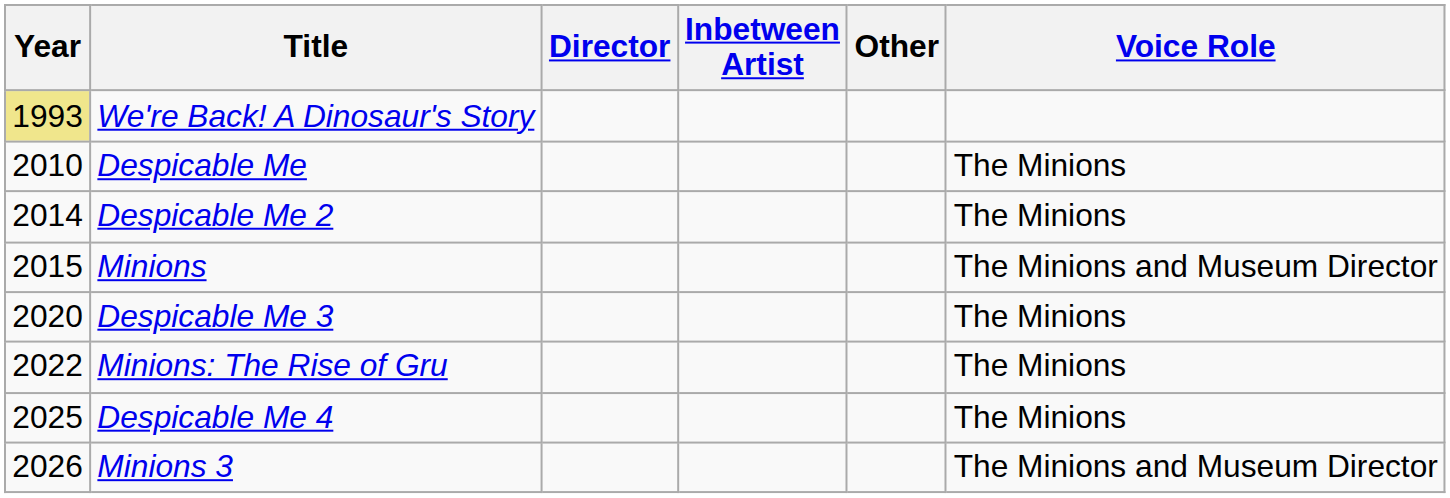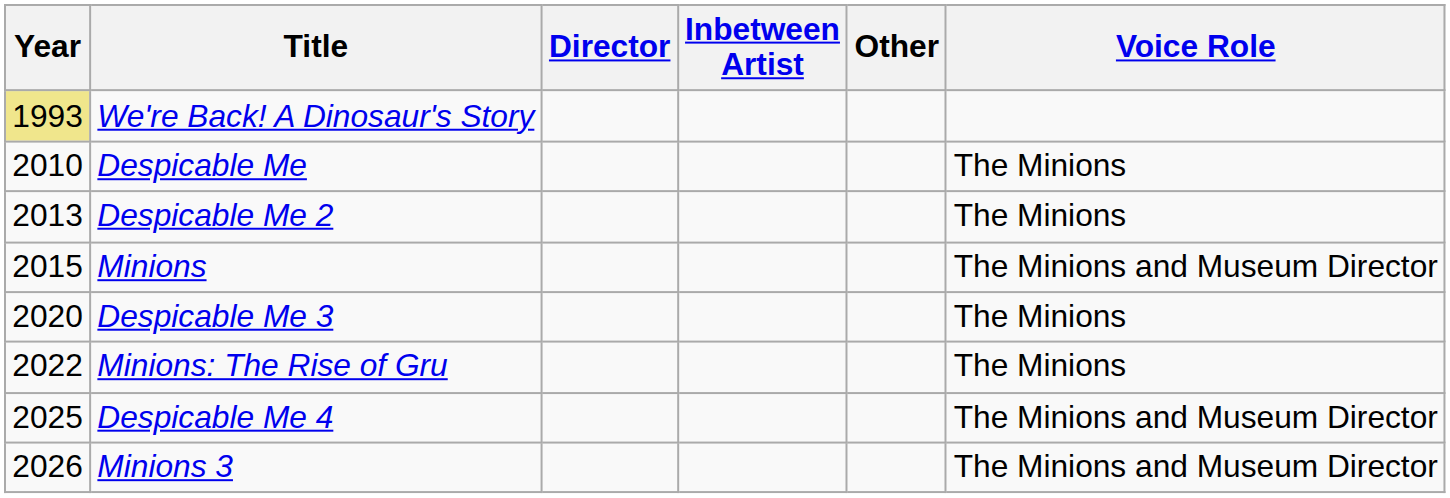(48, 215) 2014 -> (48, 215) 2013
(1040, 416) The Minions -> (1196, 416) The Minions and Museum Director
